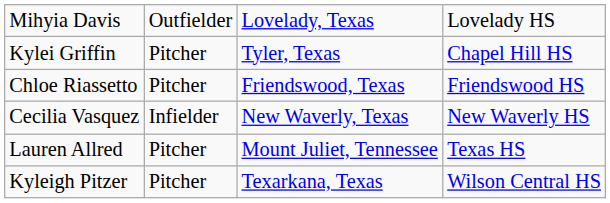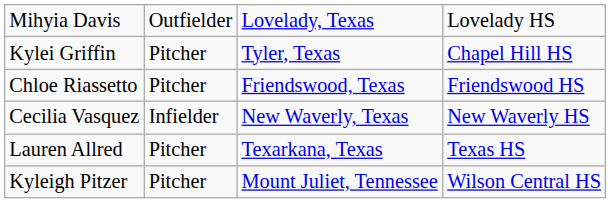(340, 149) Mount Juliet, Tennessee -> (312, 149) Texarkana, Texas
(312, 181) Texarkana, Texas -> (340, 181) Mount Juliet, Tennessee
